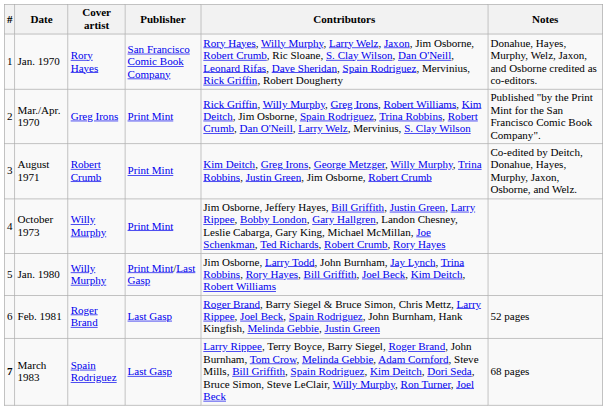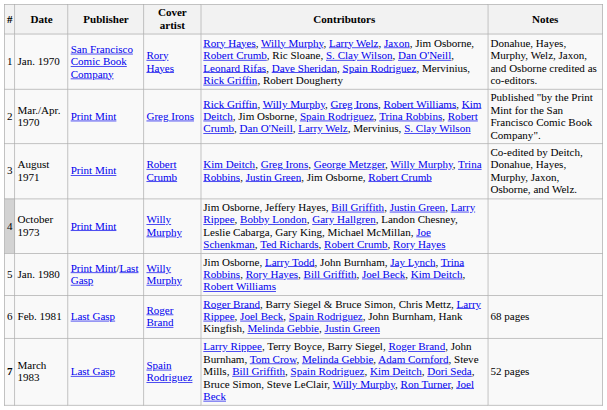columns swapped: (163, 19) <-> (97, 19)
(10, 226) no background -> (10, 226) lightgrey background
(510, 317) 52 pages -> (510, 317) 68 pages
(510, 371) 68 pages -> (510, 371) 52 pages
